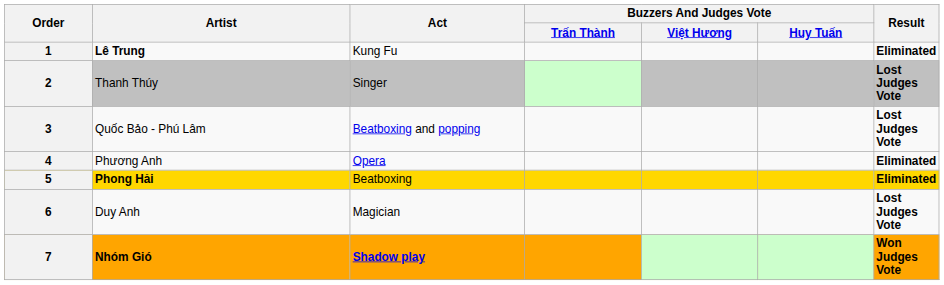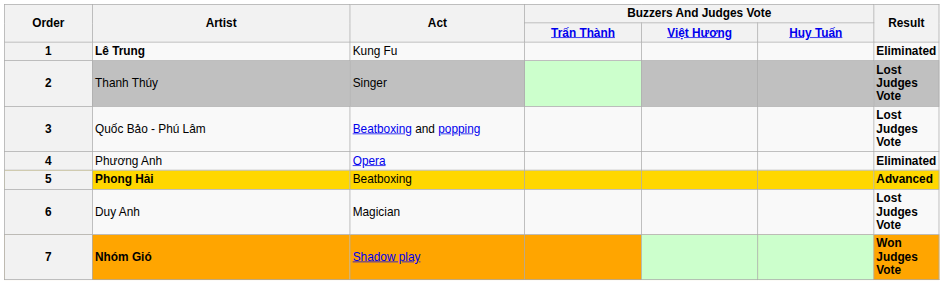(906, 179) Eliminated -> (905, 179) Advanced
(389, 257) bold -> (387, 257) normal
